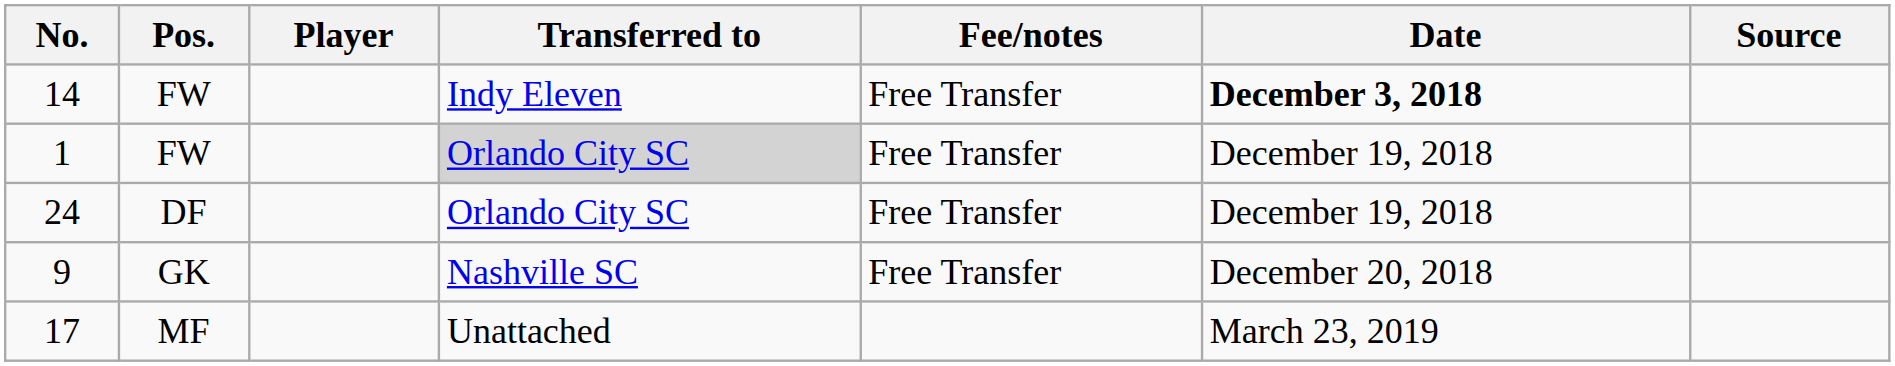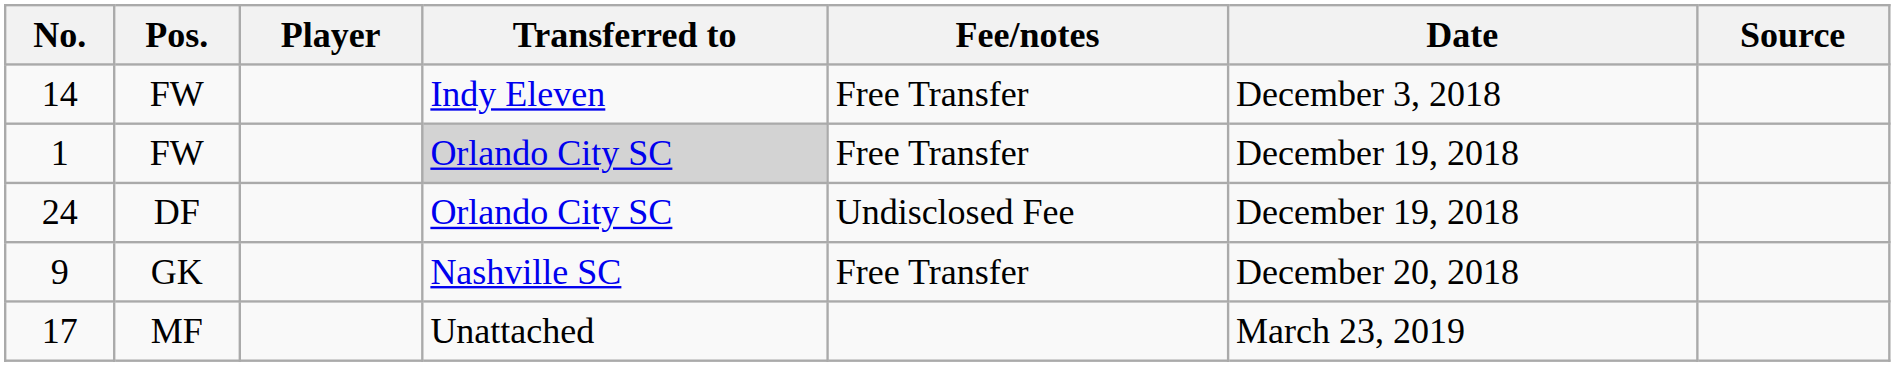(1346, 93) bold -> (1369, 93) normal
(965, 212) Free Transfer -> (955, 212) Undisclosed Fee
